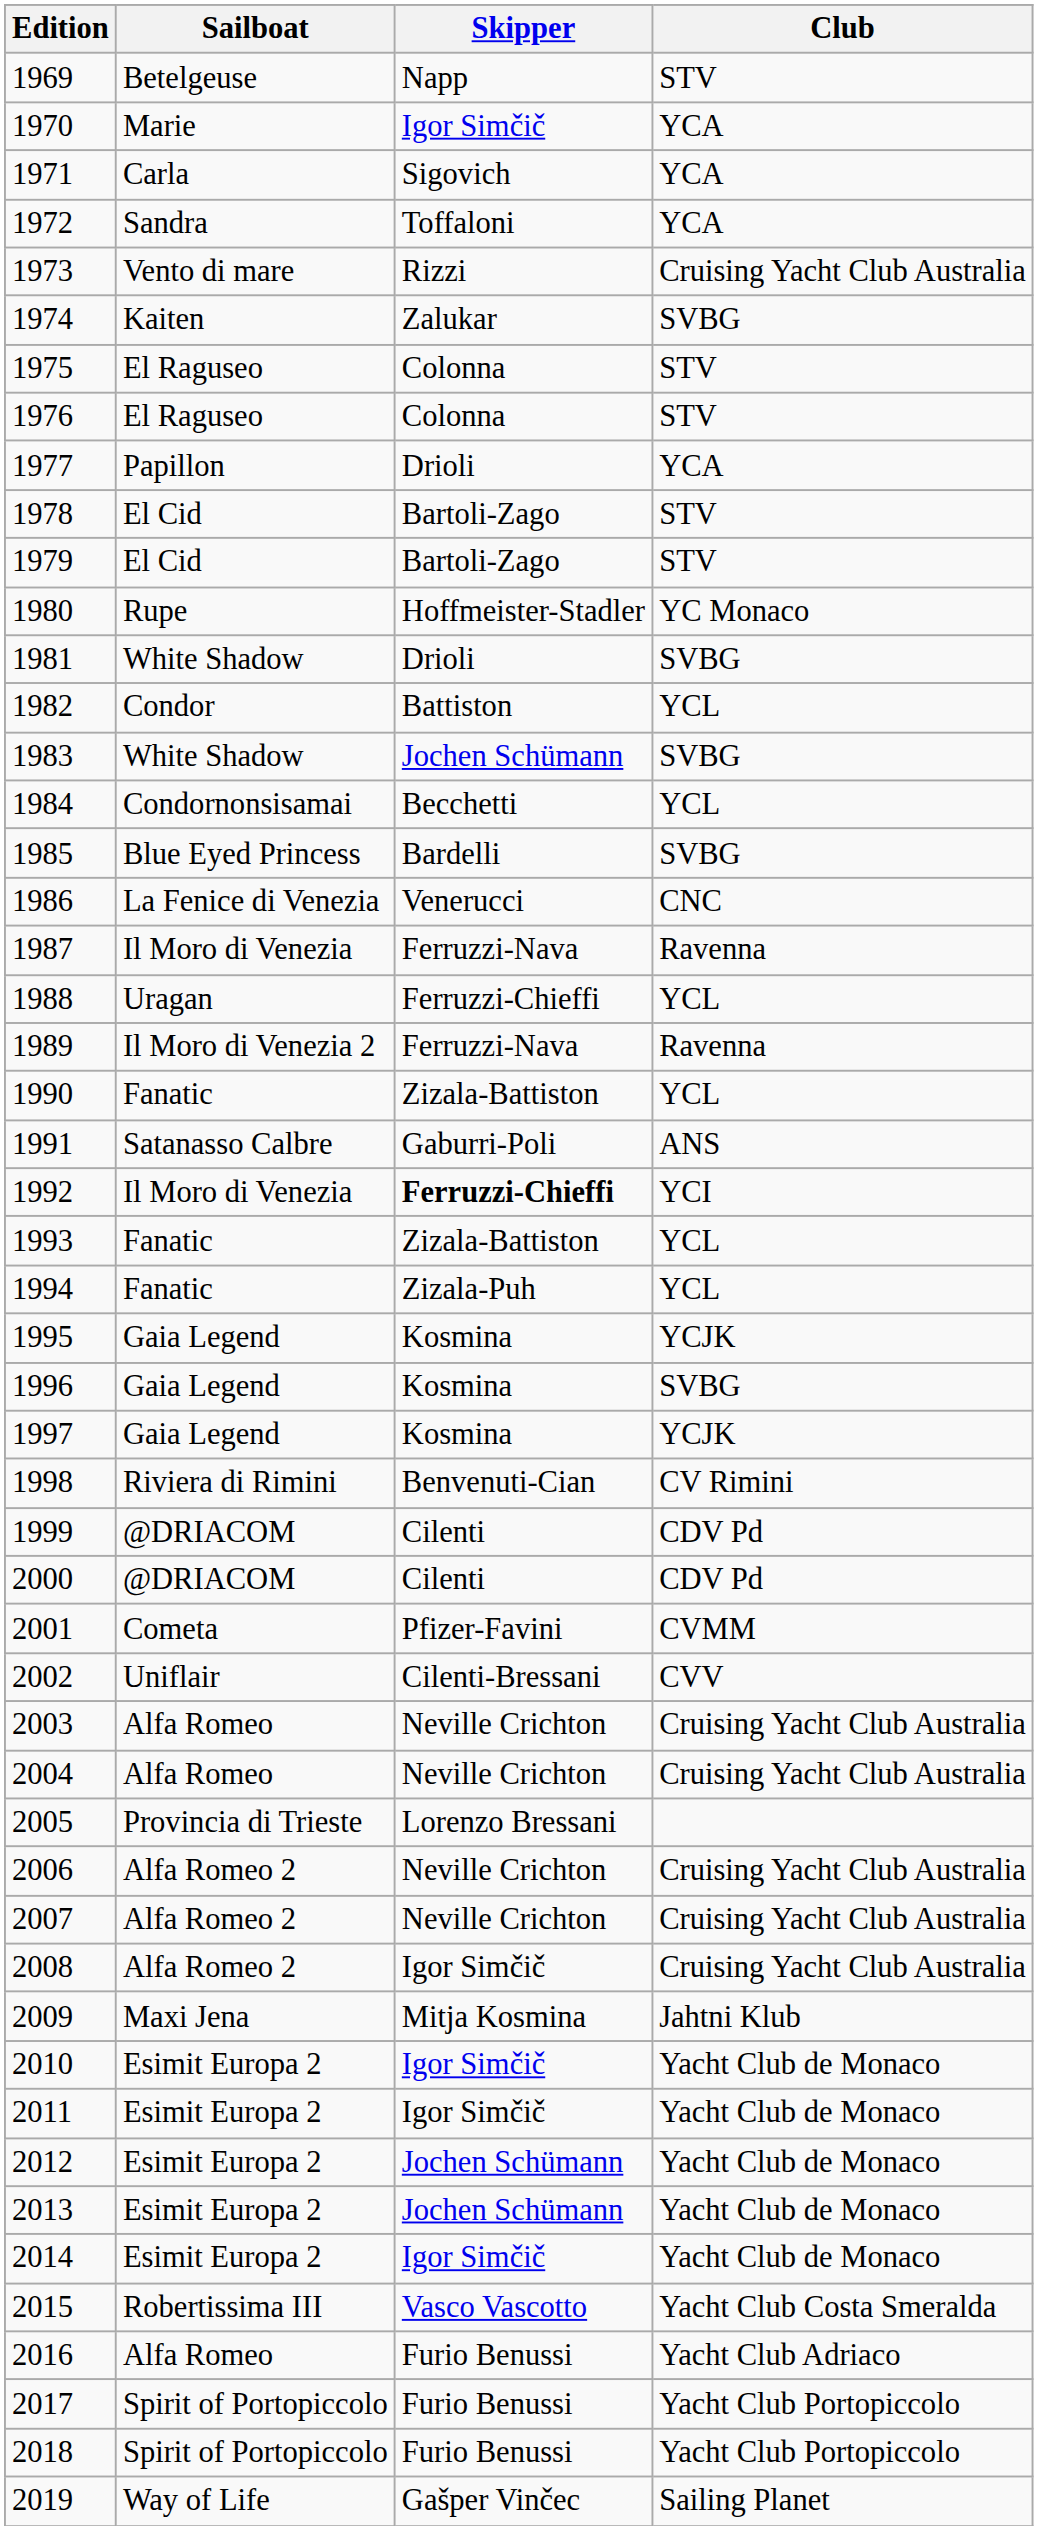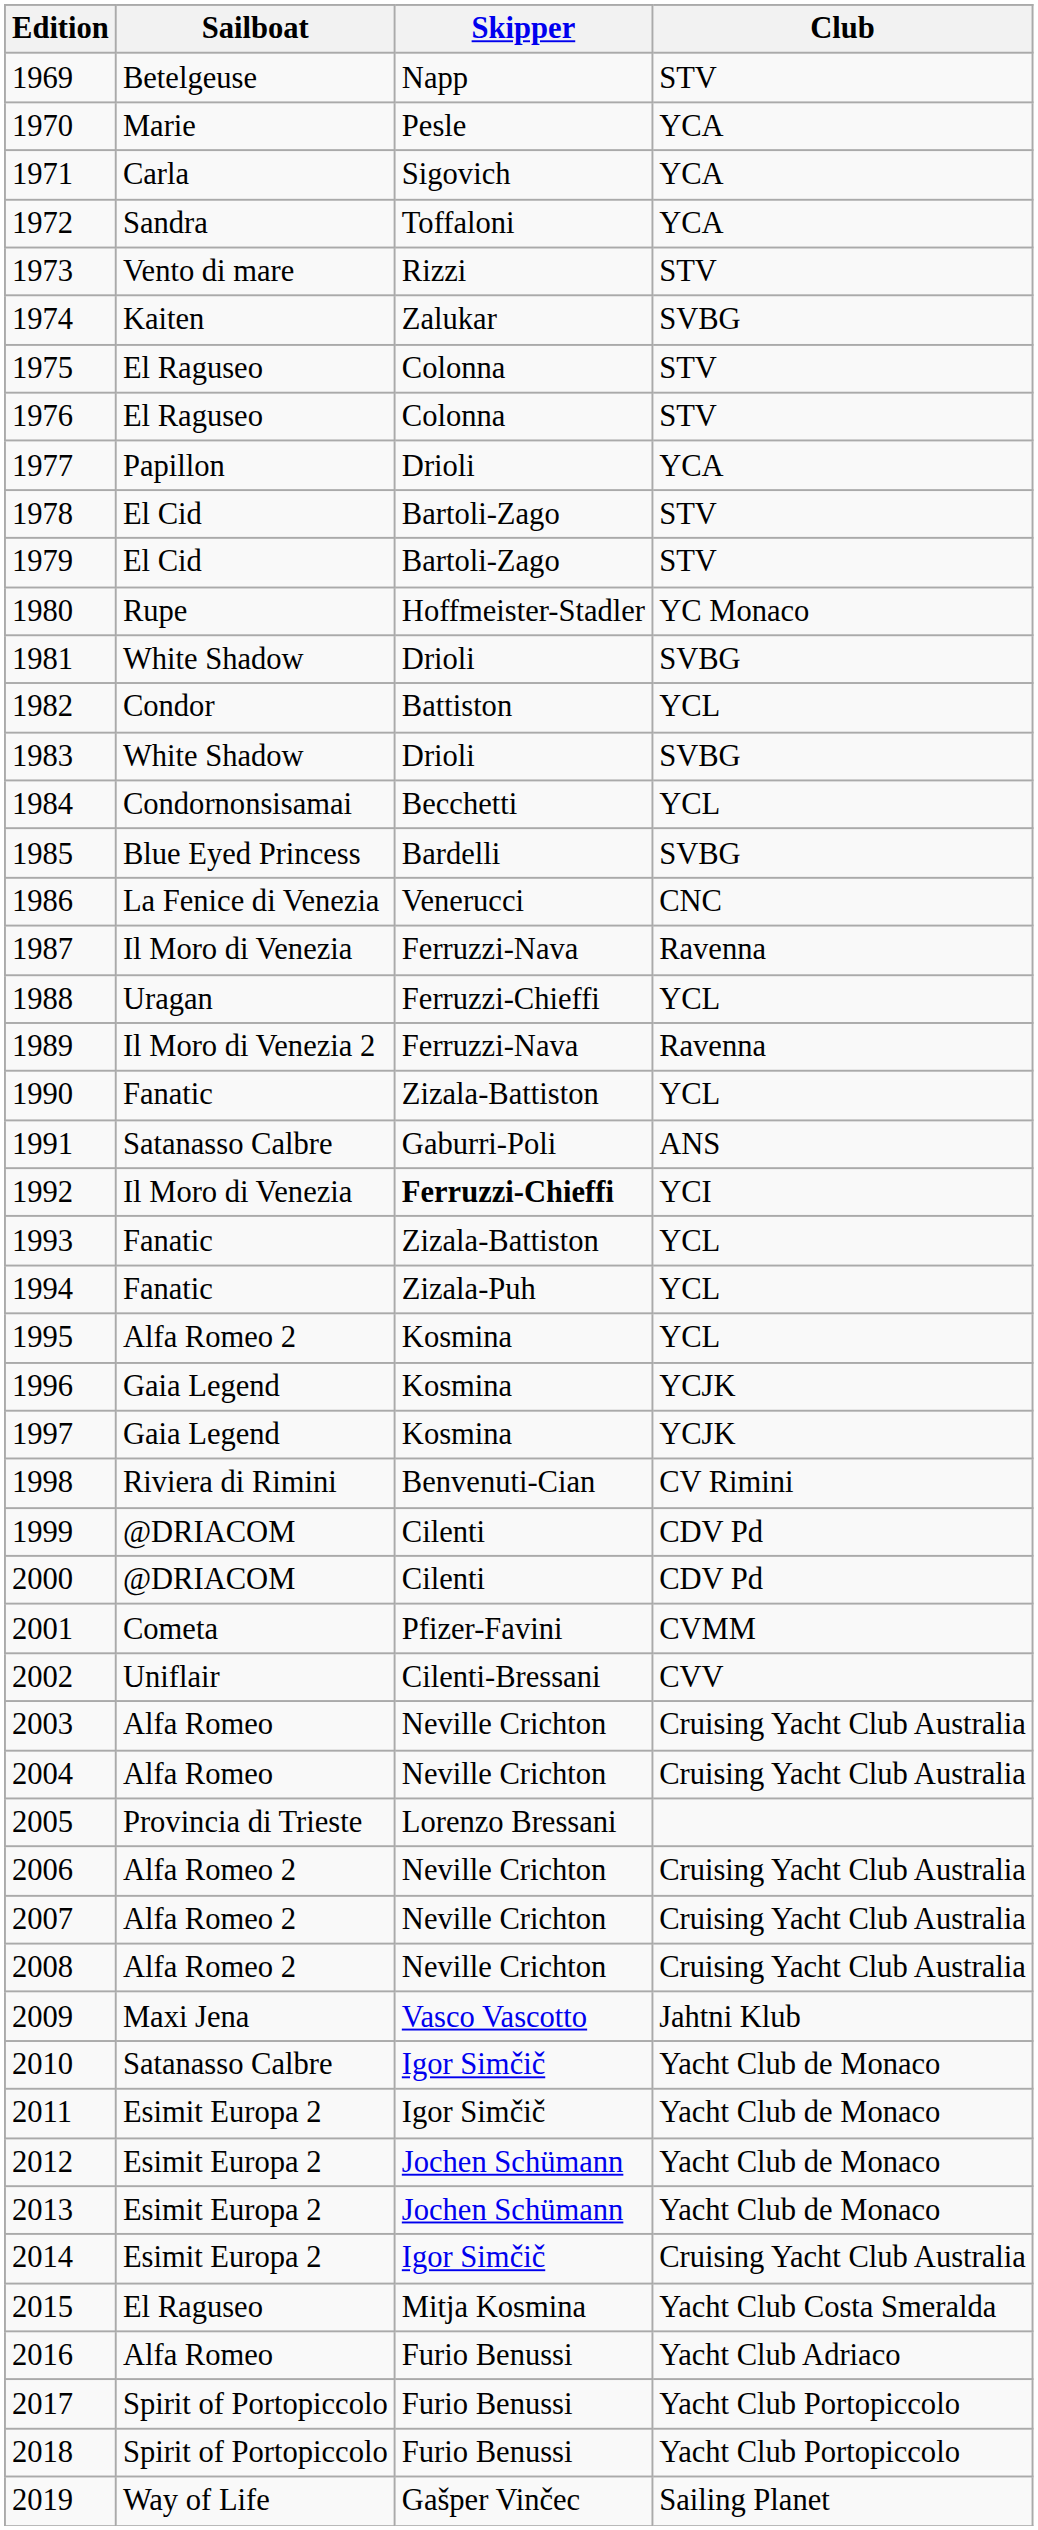(474, 125) Igor Simčič -> (434, 125) Pesle
(843, 271) Cruising Yacht Club Australia -> (688, 271) STV
(513, 755) Jochen Schümann -> (438, 755) Drioli
(201, 1337) Gaia Legend -> (209, 1337) Alfa Romeo 2
(697, 1337) YCJK -> (690, 1337) YCL
(700, 1385) SVBG -> (697, 1385) YCJK
(474, 1967) Igor Simčič -> (504, 1967) Neville Crichton
(494, 2015) Mitja Kosmina -> (494, 2015) Vasco Vascotto
(222, 2064) Esimit Europa 2 -> (228, 2064) Satanasso Calbre
(800, 2258) Yacht Club de Monaco -> (843, 2258) Cruising Yacht Club Australia
(223, 2306) Robertissima III -> (193, 2306) El Raguseo
(494, 2306) Vasco Vascotto -> (494, 2306) Mitja Kosmina
